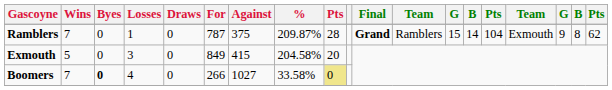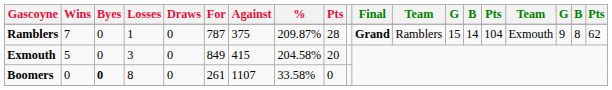(67, 74) 7 -> (67, 74) 0
(130, 74) 4 -> (130, 74) 8
(216, 74) 266 -> (216, 74) 261
(244, 74) 1027 -> (244, 74) 1107
(330, 74) khaki background -> (330, 74) no background
